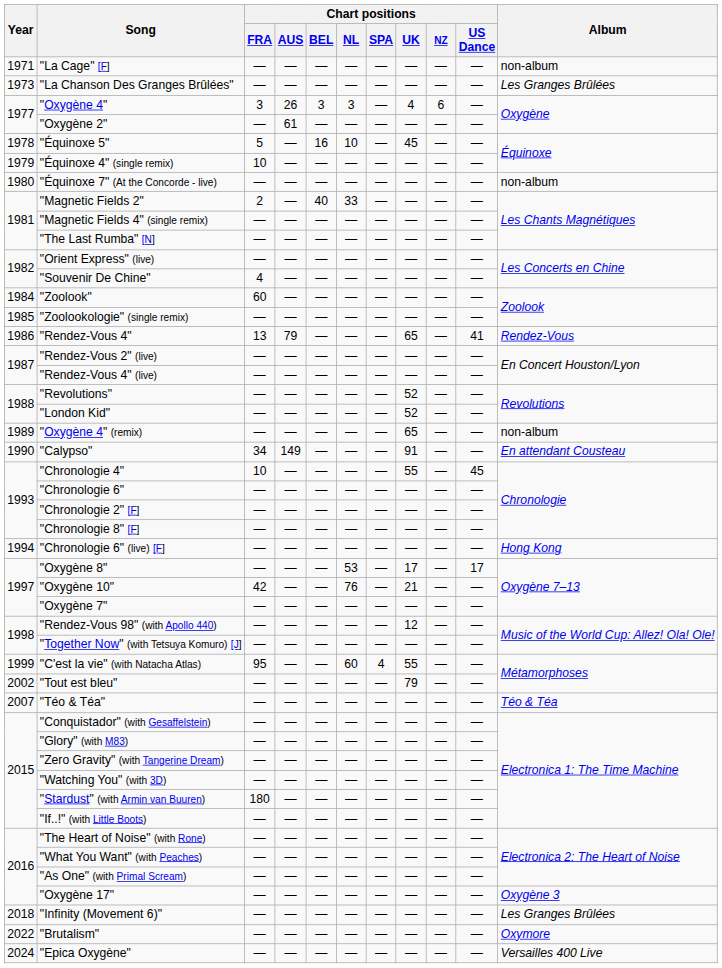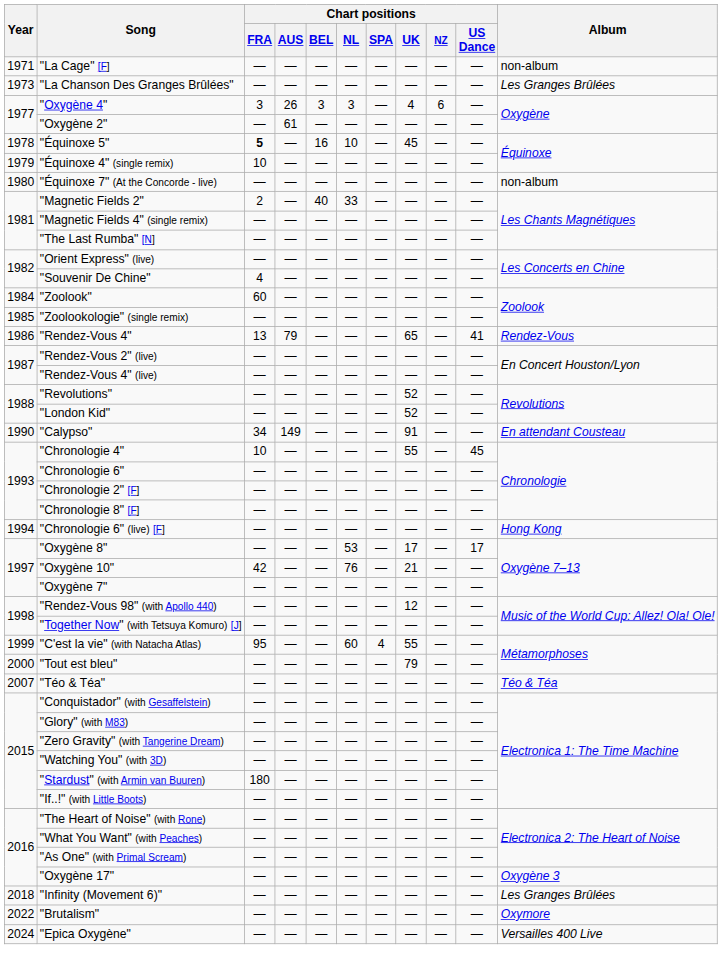(260, 143) normal -> (260, 143) bold
- row: (91, 432)
(21, 683) 2002 -> (21, 664) 2000
